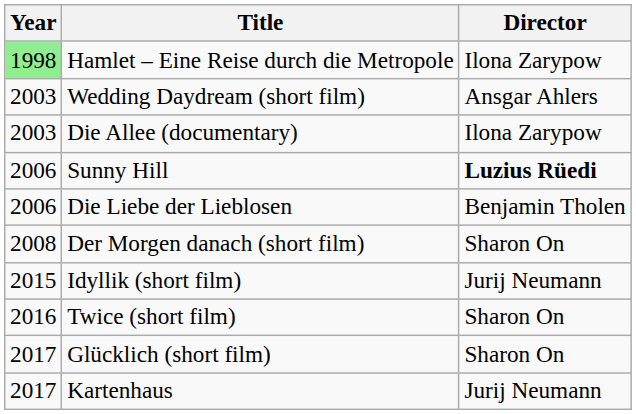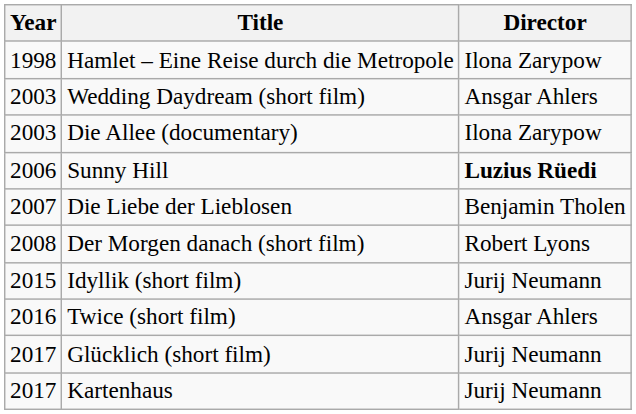(33, 59) lightgreen background -> (33, 59) no background
(33, 206) 2006 -> (33, 206) 2007
(514, 243) Sharon On -> (527, 243) Robert Lyons
(514, 317) Sharon On -> (531, 317) Ansgar Ahlers
(514, 354) Sharon On -> (533, 354) Jurij Neumann
